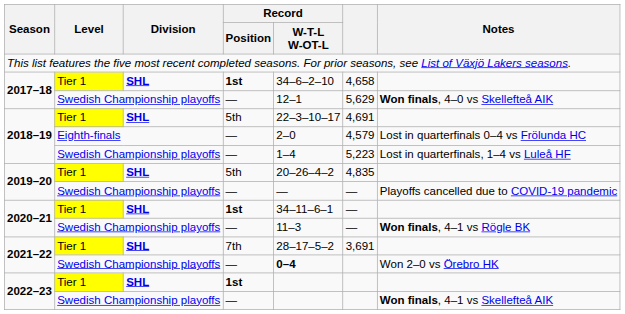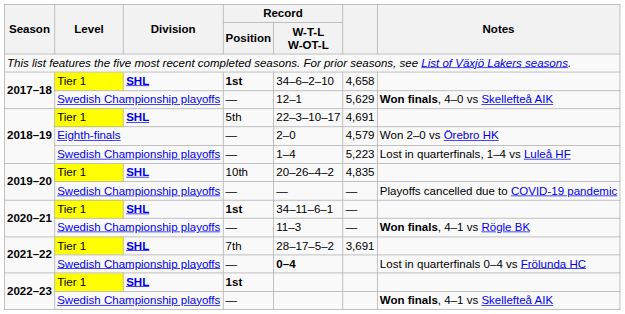(483, 136) Lost in quarterfinals 0–4 vs Frölunda HC -> (439, 136) Won 2–0 vs Örebro HK
(234, 172) 5th -> (237, 172) 10th
(439, 264) Won 2–0 vs Örebro HK -> (483, 264) Lost in quarterfinals 0–4 vs Frölunda HC
